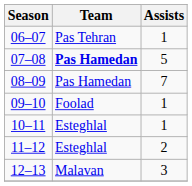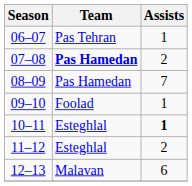(164, 59) 5 -> (164, 59) 2
(164, 125) normal -> (164, 125) bold
(164, 170) 3 -> (164, 170) 6
